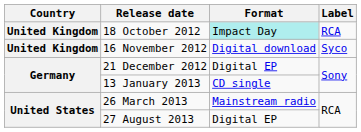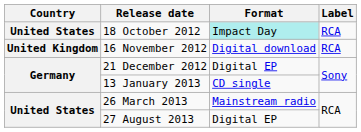(52, 31) United Kingdom -> (52, 31) United States
(334, 48) Syco -> (331, 48) RCA
